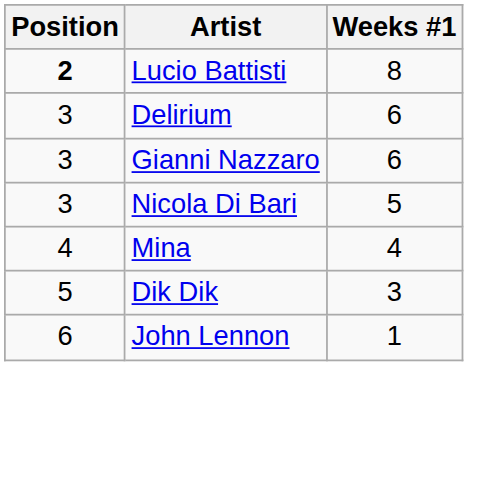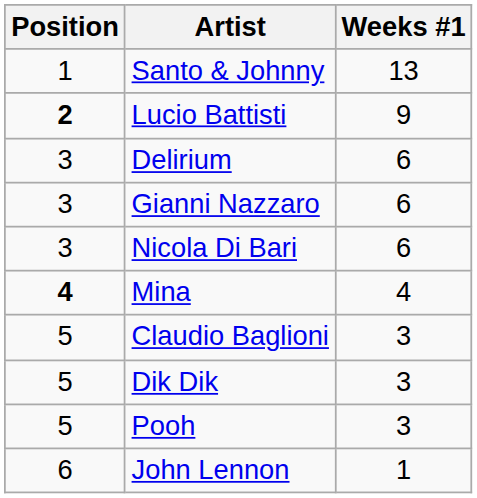+ row: (228, 70)
(394, 70) 8 -> (404, 114) 9
(394, 203) 5 -> (404, 247) 6
(65, 247) normal -> (65, 292) bold
+ row: (230, 336)
+ row: (163, 425)
